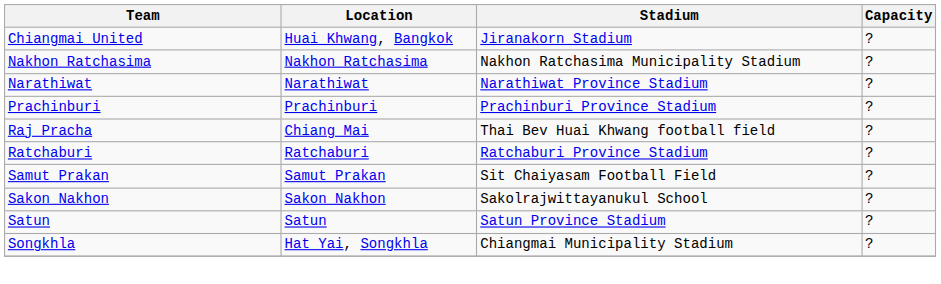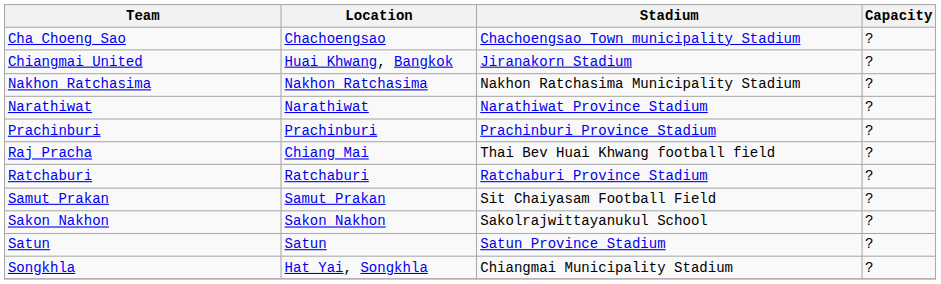+ row: (67, 39)
